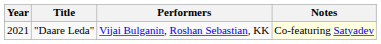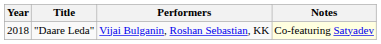(18, 30) 2021 -> (18, 30) 2018
